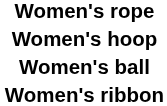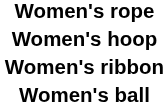rows swapped: (84, 67) <-> (84, 95)
